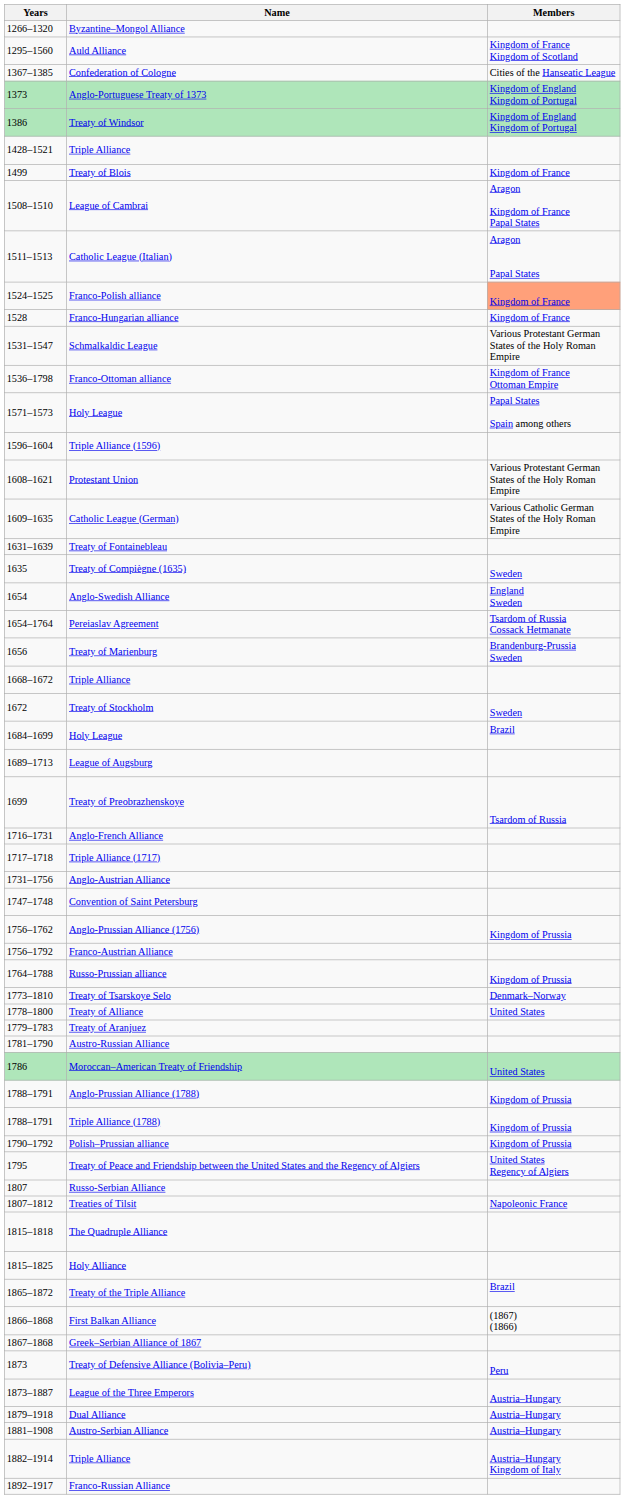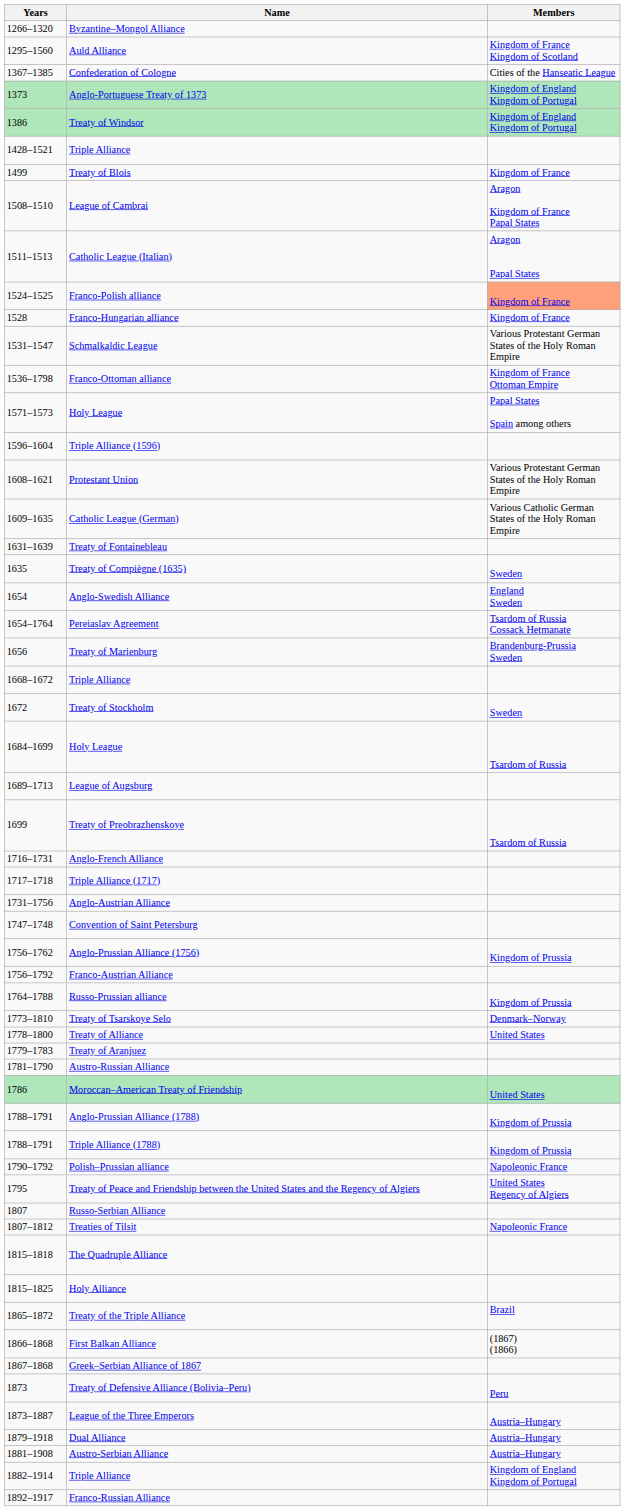(502, 729) Brazil -> (528, 764) Tsardom of Russia
(531, 1143) Kingdom of Prussia -> (529, 1167) Napoleonic France
(525, 1464) Austria–Hungary Kingdom of Italy -> (533, 1476) Kingdom of England Kingdom of Portugal
